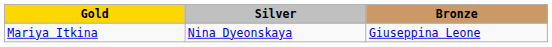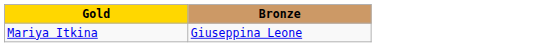- column: (276, 14)
